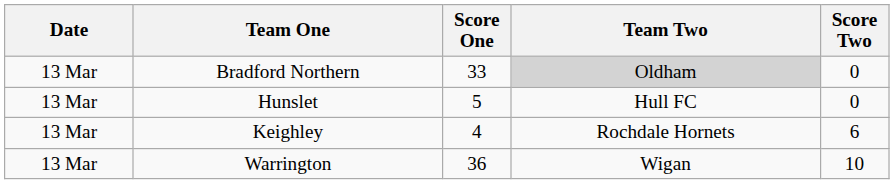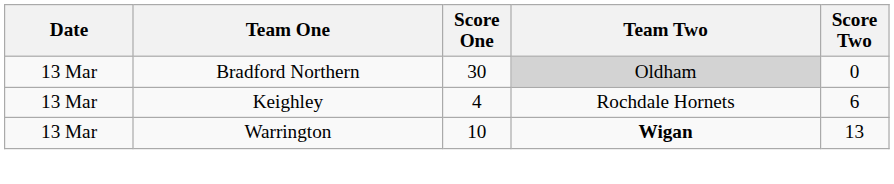(477, 71) 33 -> (477, 71) 30
- row: (288, 102)
(477, 163) 36 -> (477, 132) 10
(666, 163) normal -> (666, 132) bold
(854, 163) 10 -> (854, 132) 13
